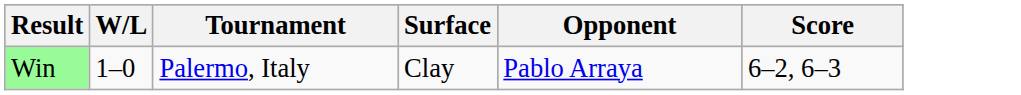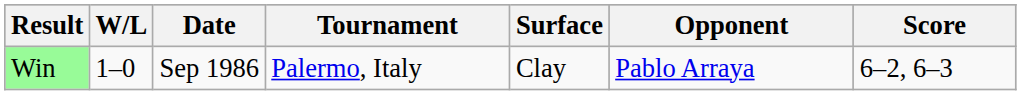+ column: (209, 25)
